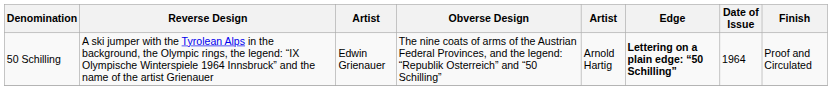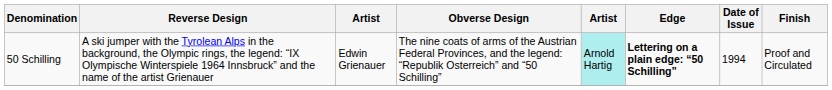(599, 59) no background -> (599, 59) paleturquoise background
(734, 59) 1964 -> (734, 59) 1994
